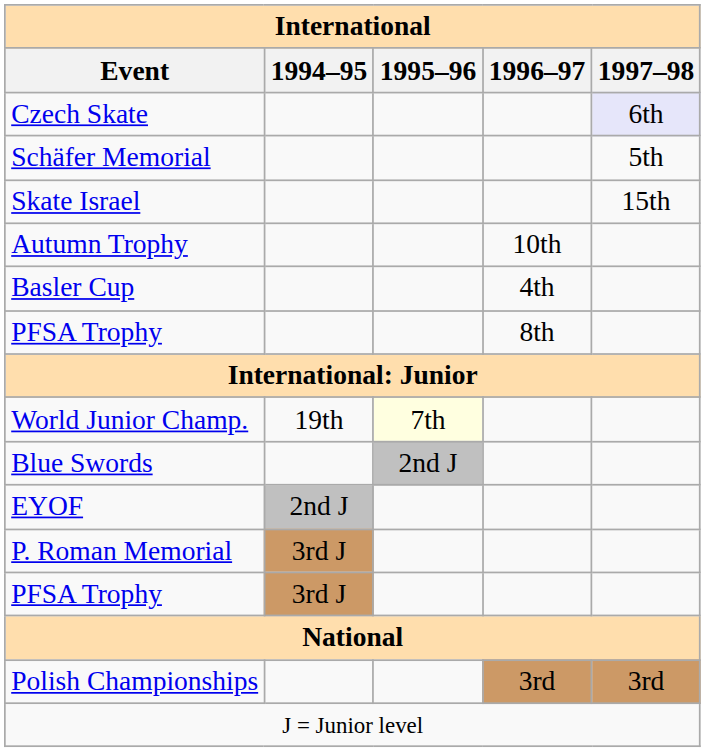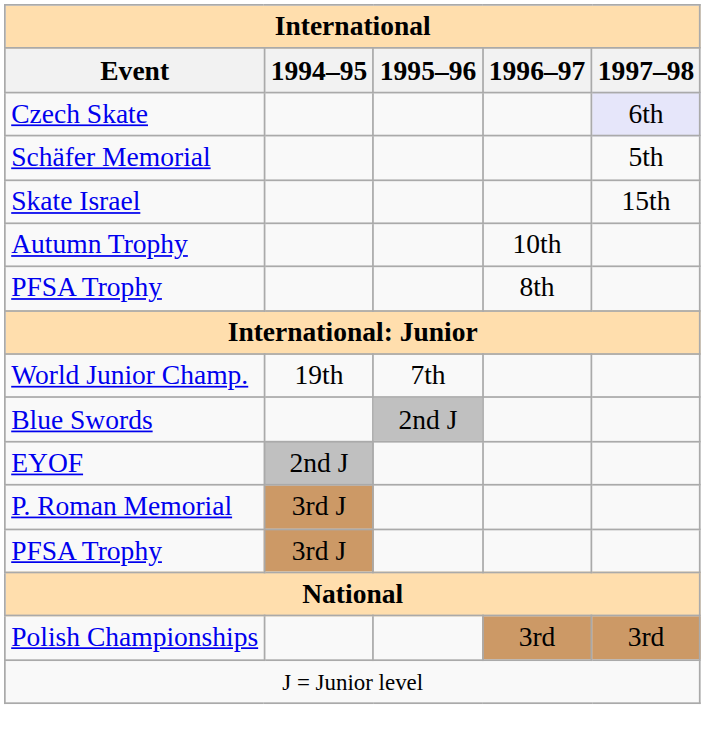- row: (73, 288)
(428, 419) lightyellow background -> (428, 375) no background
